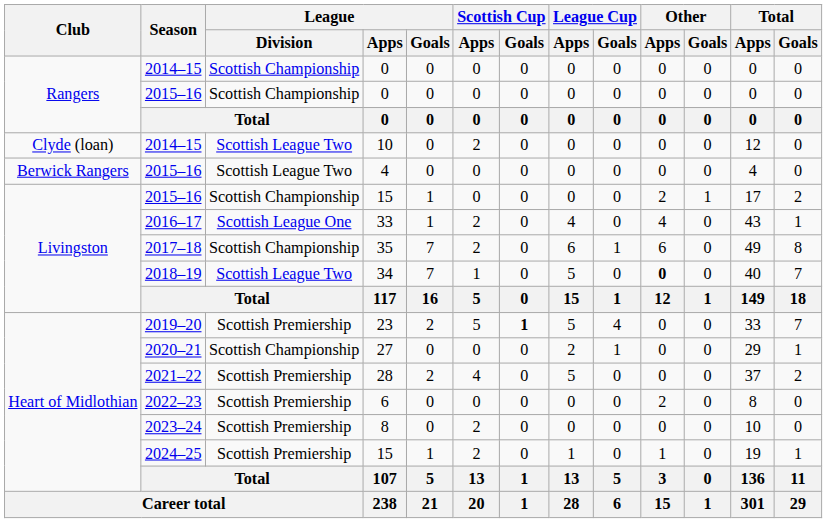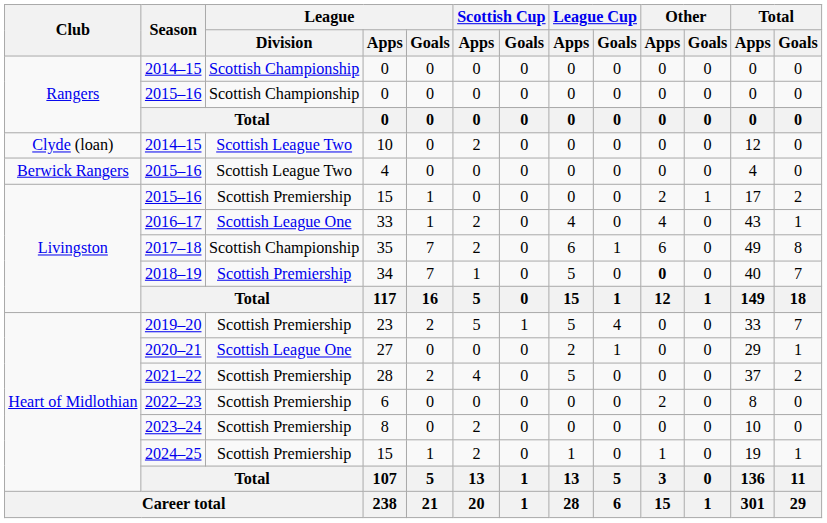(284, 196) Scottish Championship -> (284, 196) Scottish Premiership
(284, 273) Scottish League Two -> (284, 273) Scottish Premiership
(524, 324) bold -> (524, 324) normal
(284, 350) Scottish Championship -> (284, 350) Scottish League One
